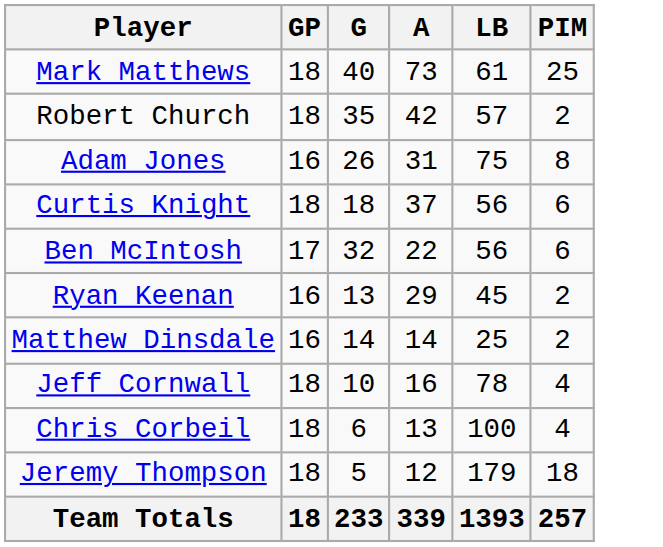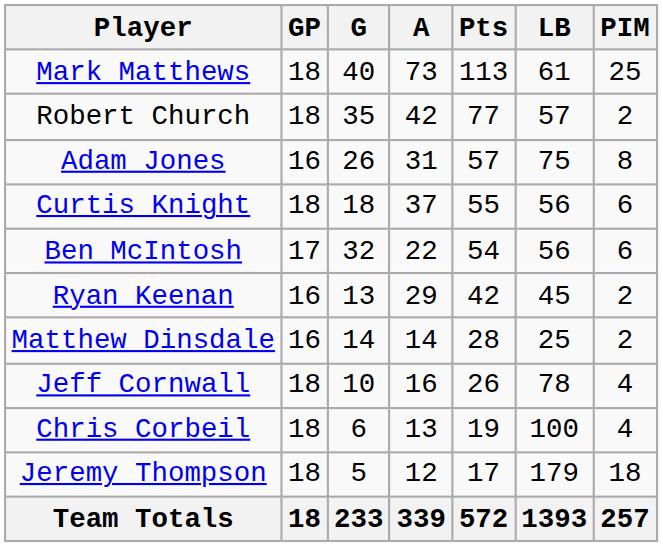+ column: (484, 27)
